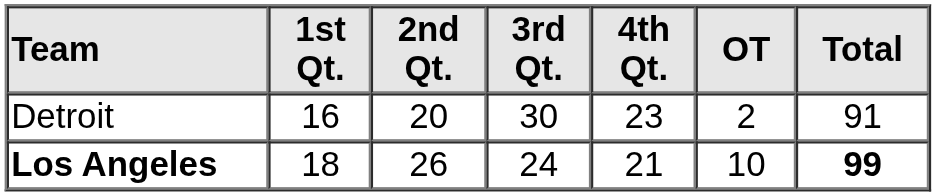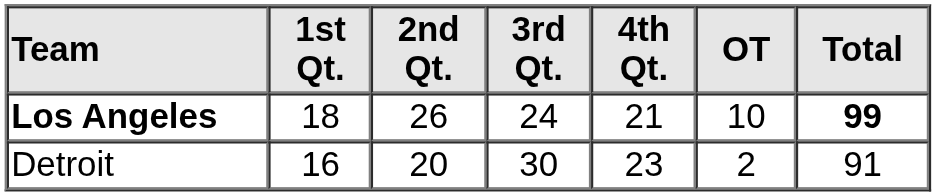rows swapped: (63, 116) <-> (114, 164)
